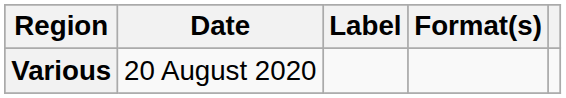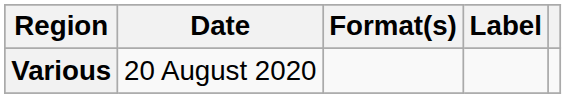columns swapped: (478, 26) <-> (365, 26)
